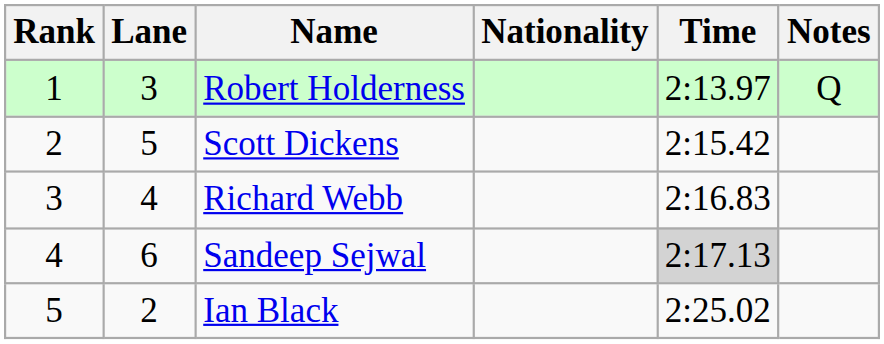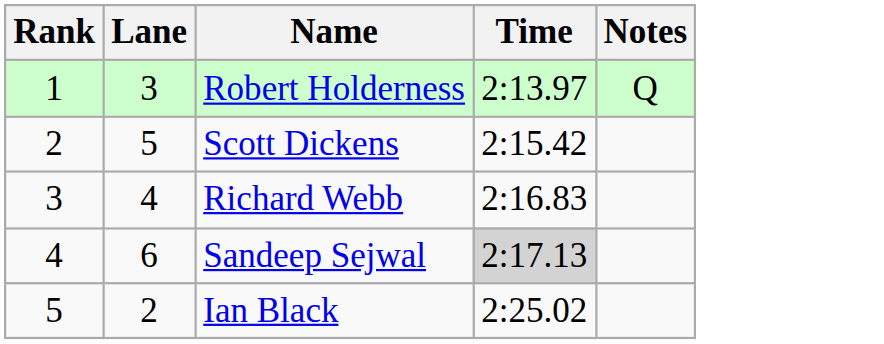- column: (565, 32)
